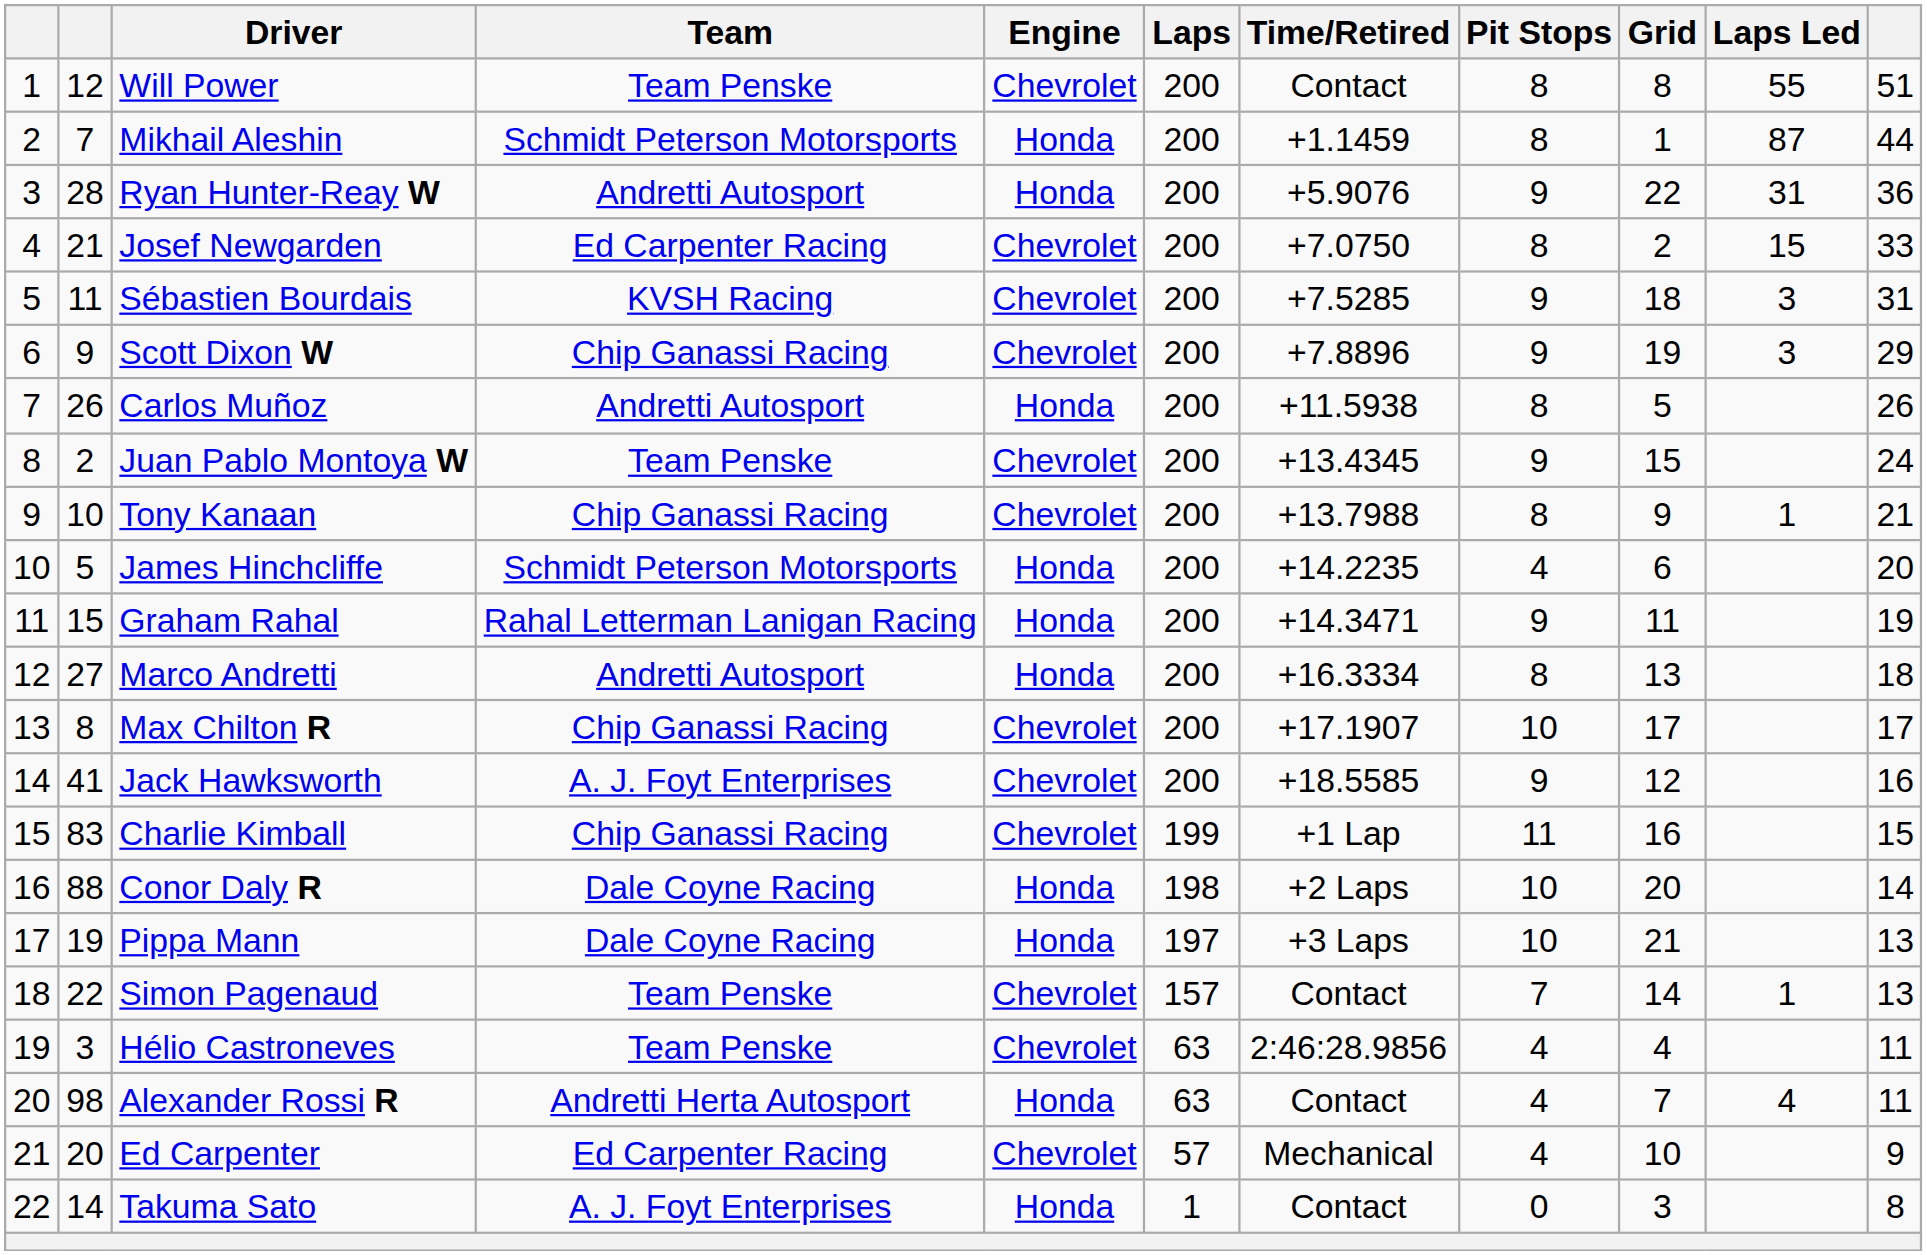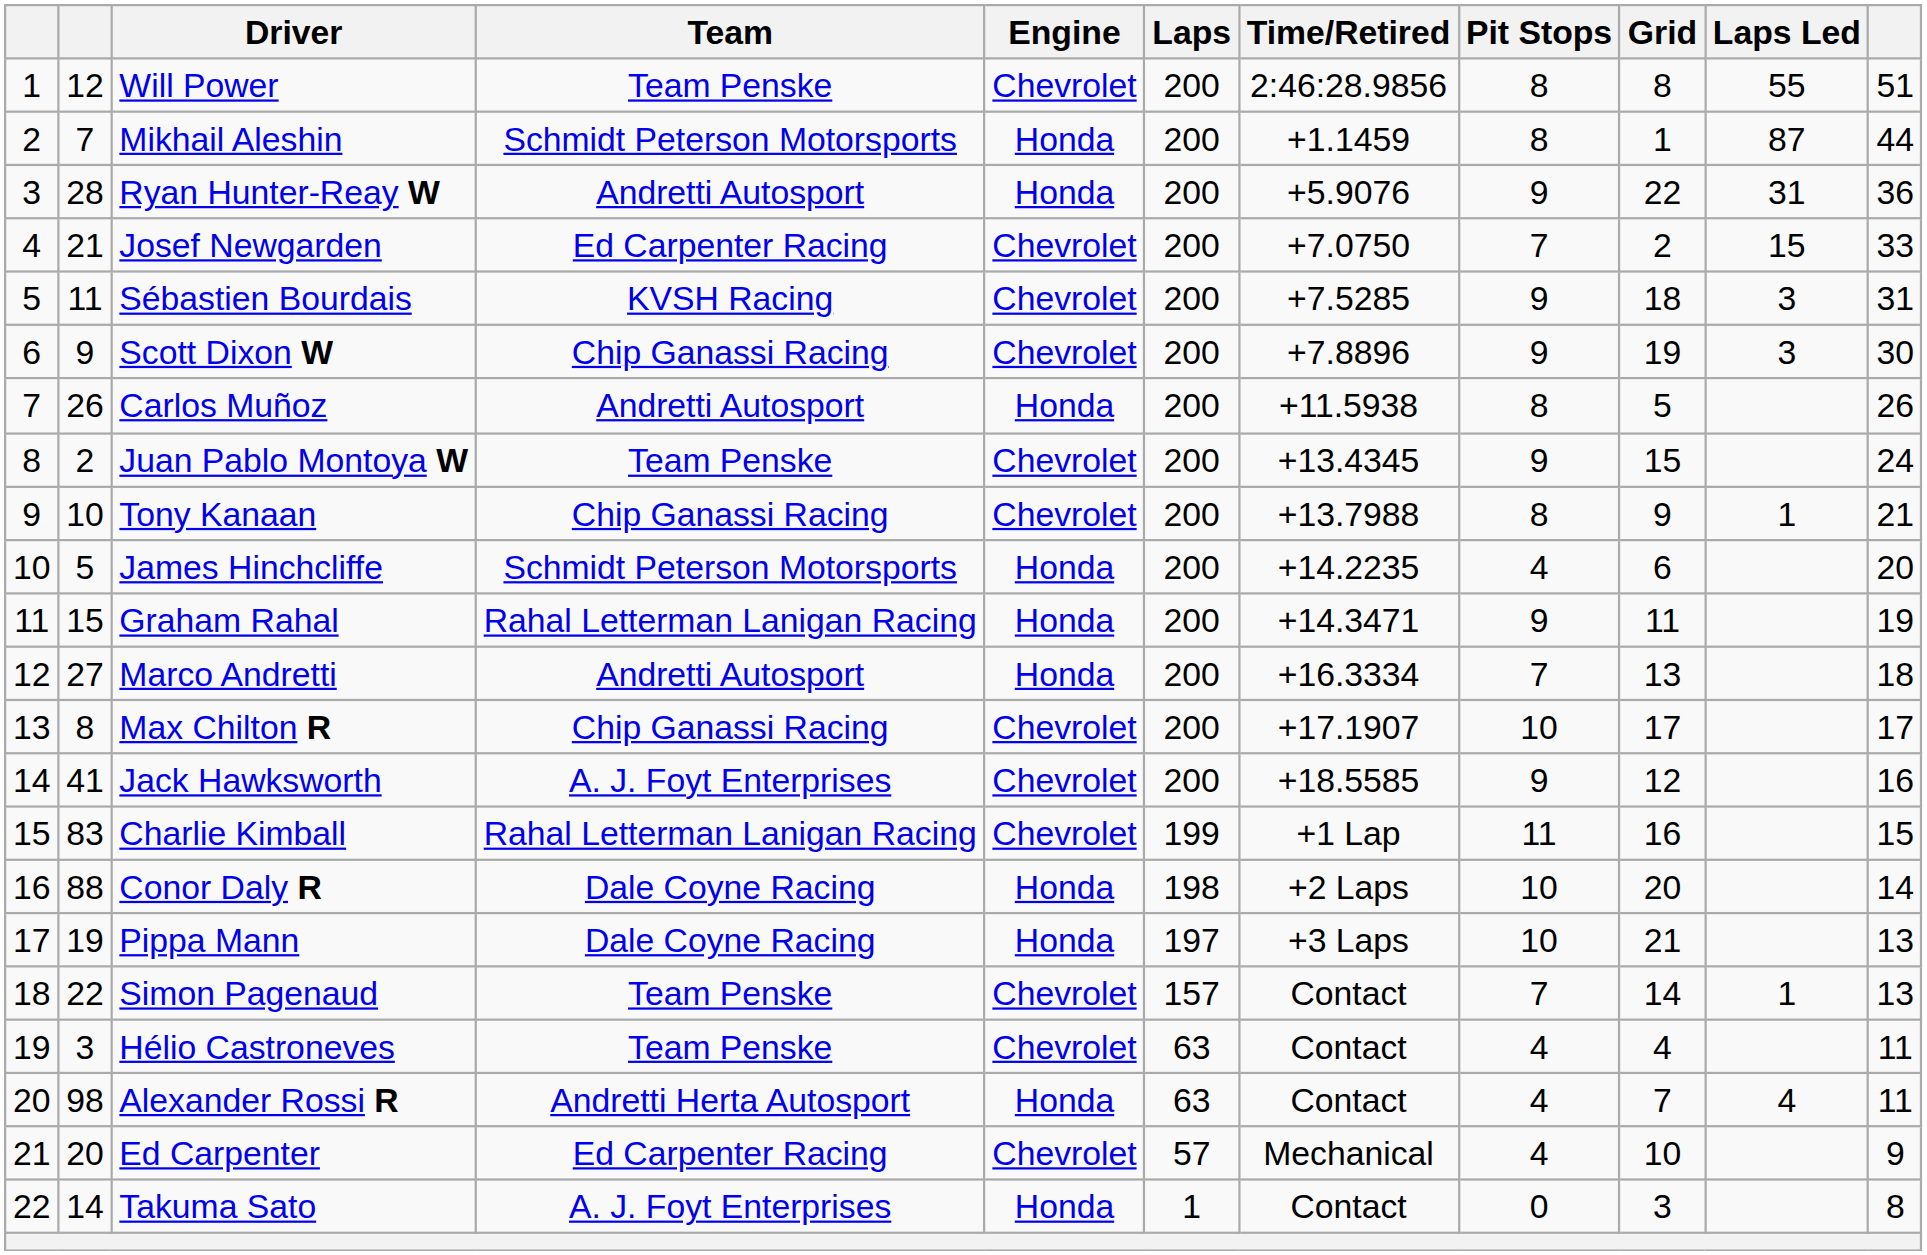(1349, 85) Contact -> (1349, 85) 2:46:28.9856
(1539, 246) 8 -> (1539, 246) 7
(1895, 353) 29 -> (1895, 353) 30
(1539, 673) 8 -> (1539, 673) 7
(730, 833) Chip Ganassi Racing -> (730, 833) Rahal Letterman Lanigan Racing
(1349, 1047) 2:46:28.9856 -> (1349, 1047) Contact
